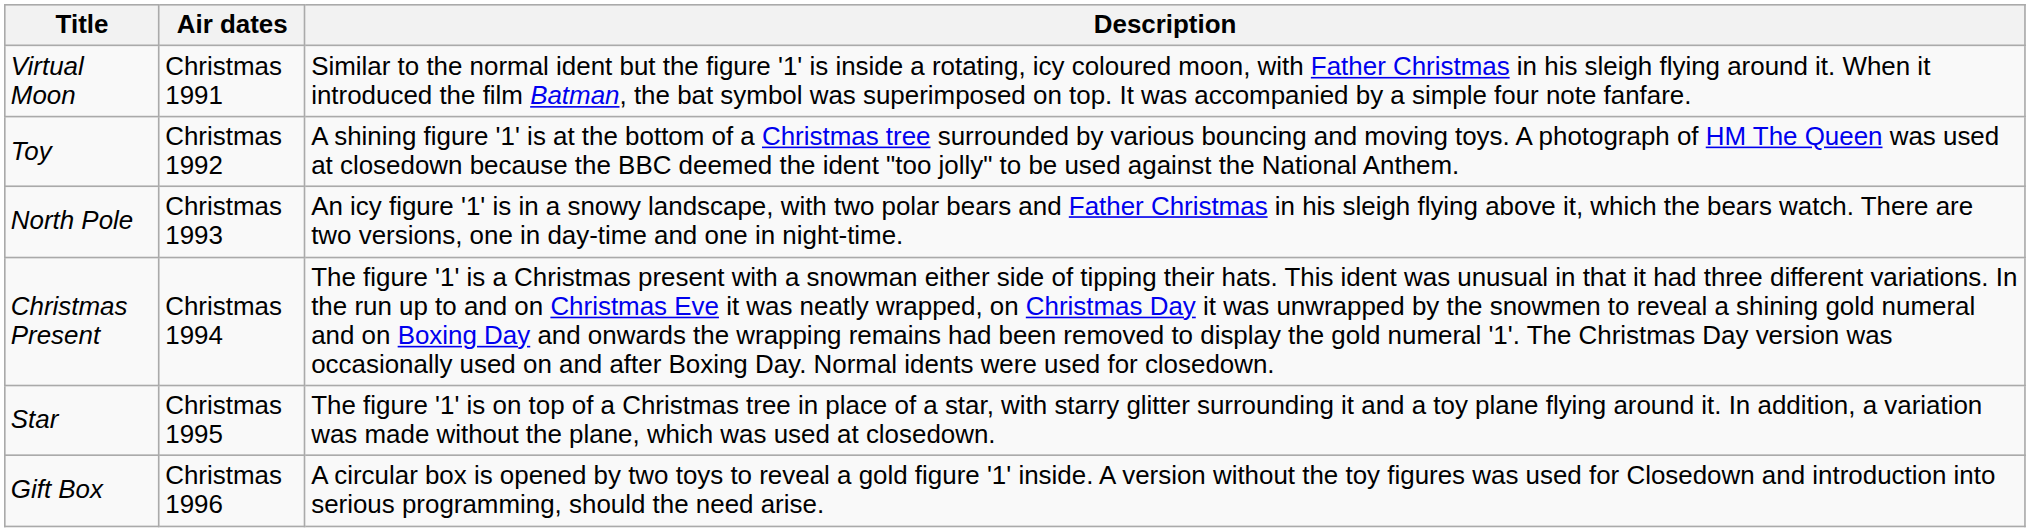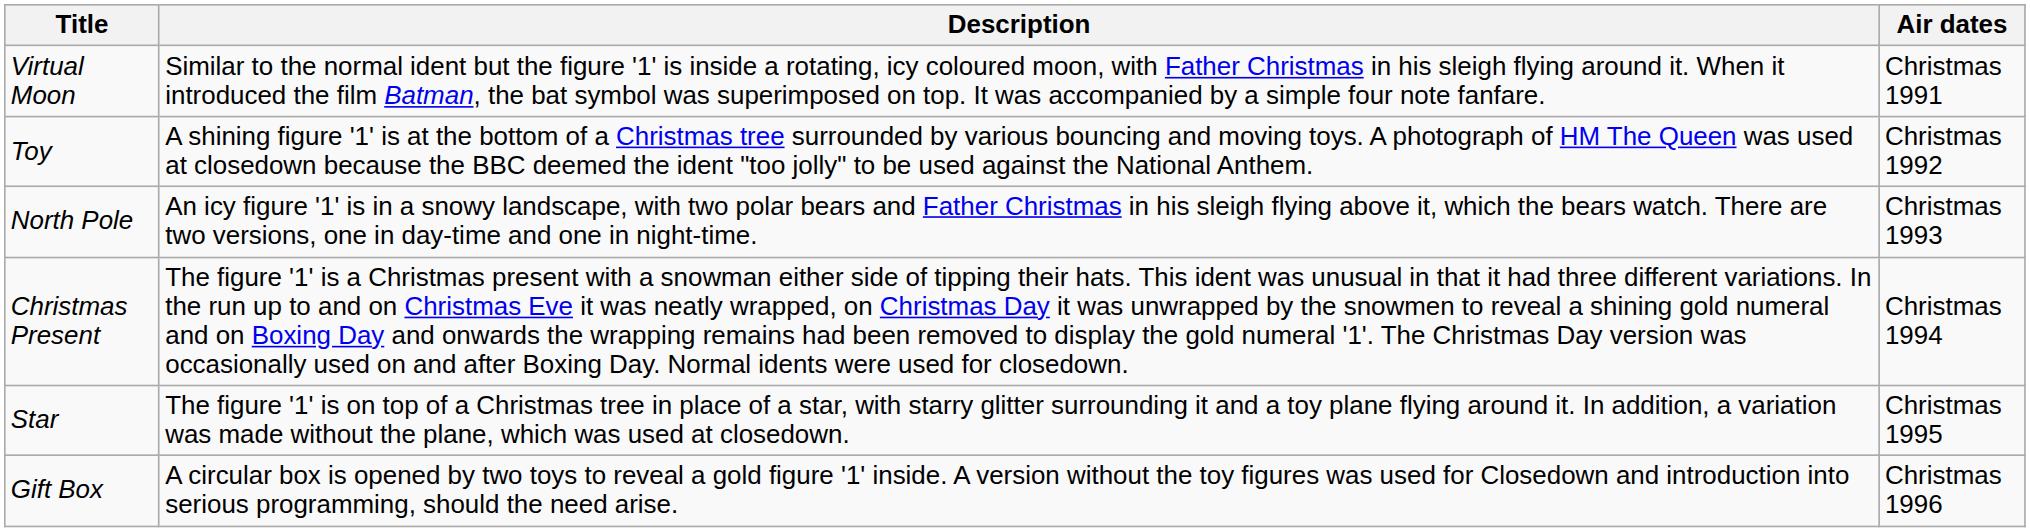columns swapped: (232, 25) <-> (1165, 25)
